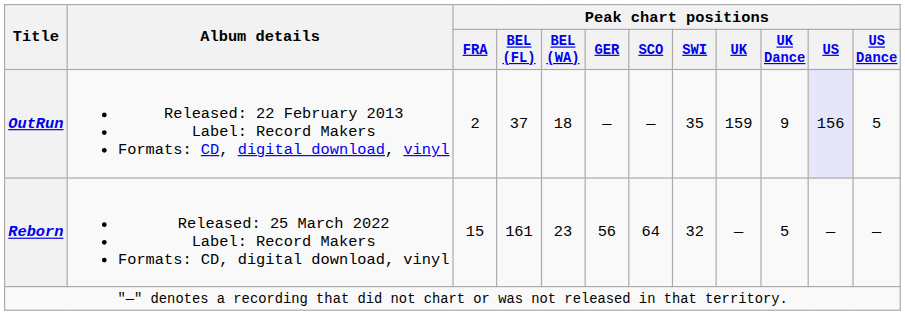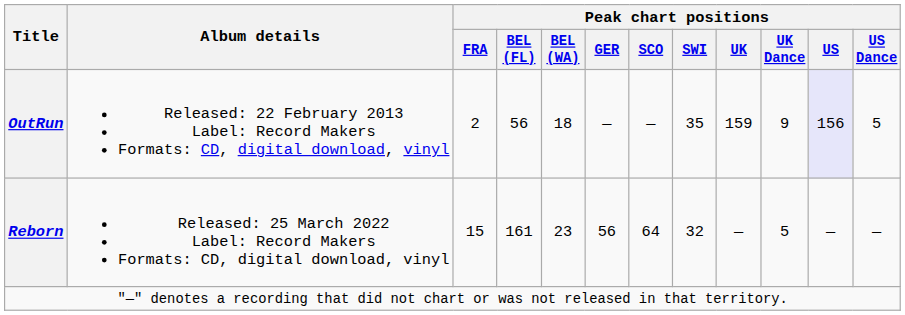(519, 124) 37 -> (519, 124) 56
